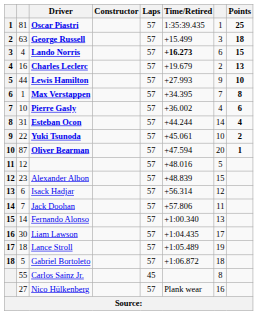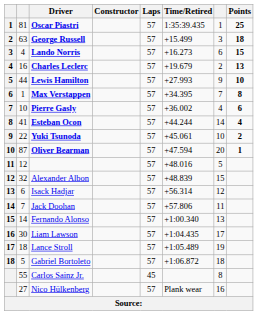(178, 52) bold -> (178, 52) normal
(23, 122) 31 -> (23, 122) 41
(23, 177) 23 -> (23, 177) 32
